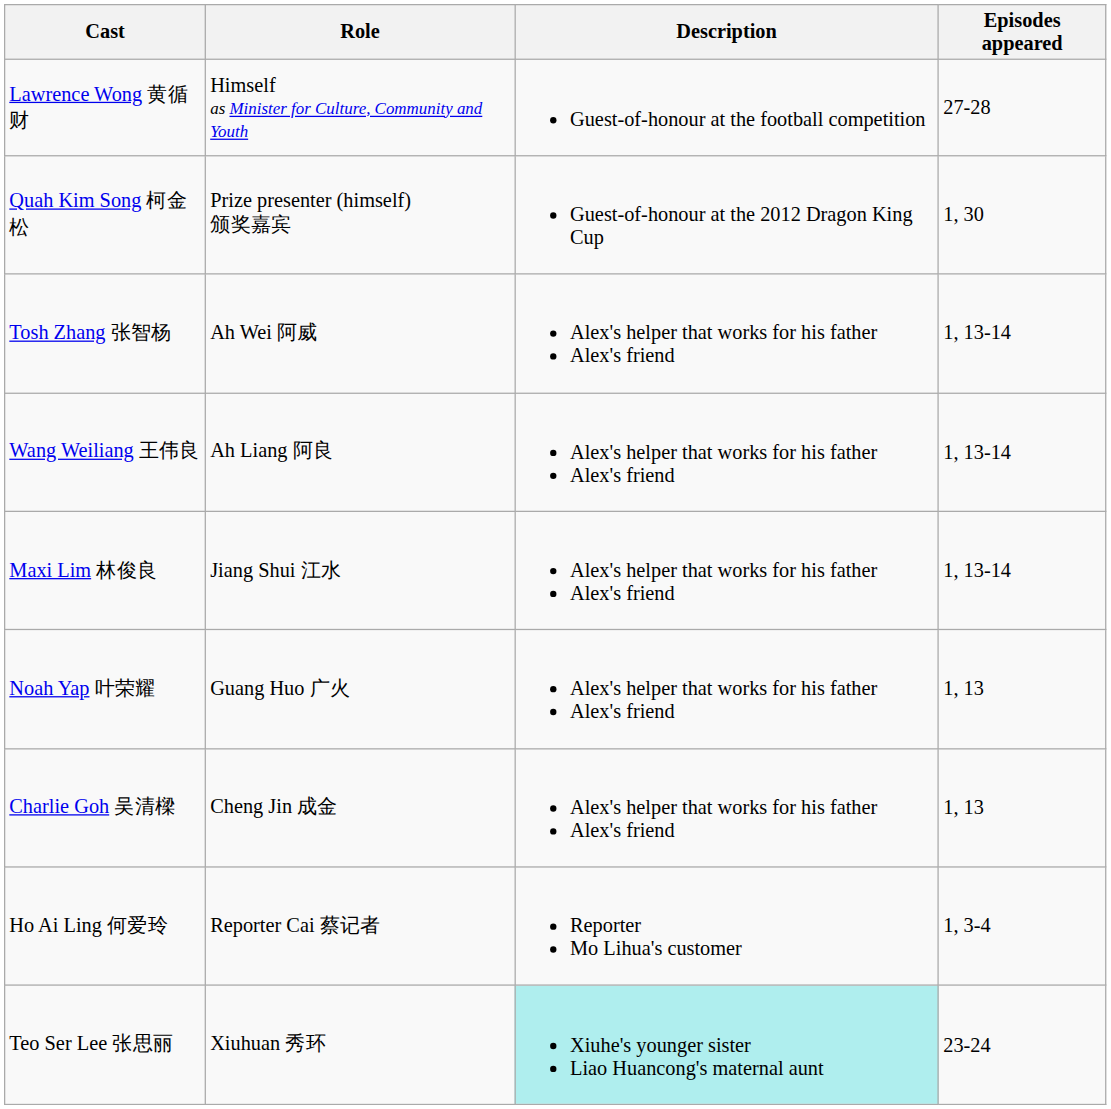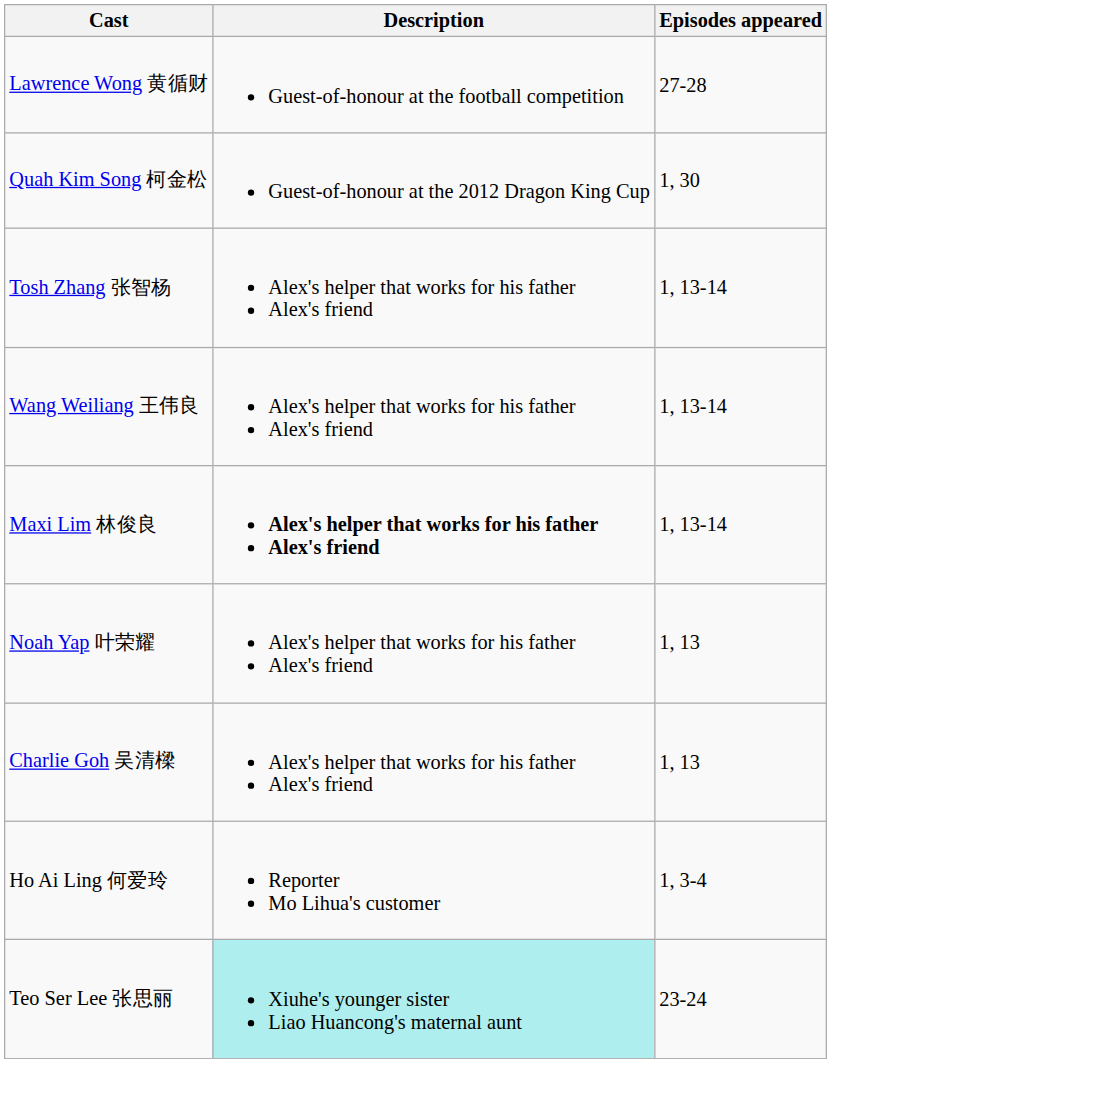- column: (360, 32)
(727, 582) normal -> (434, 536) bold
